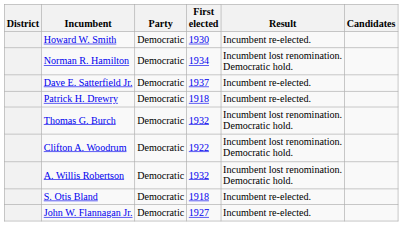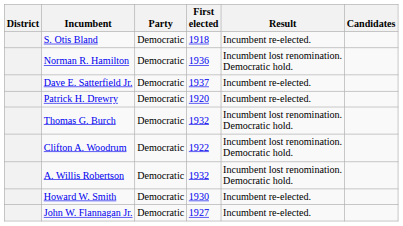rows swapped: (71, 197) <-> (80, 39)
(199, 61) 1934 -> (199, 61) 1936
(199, 99) 1918 -> (199, 99) 1920
